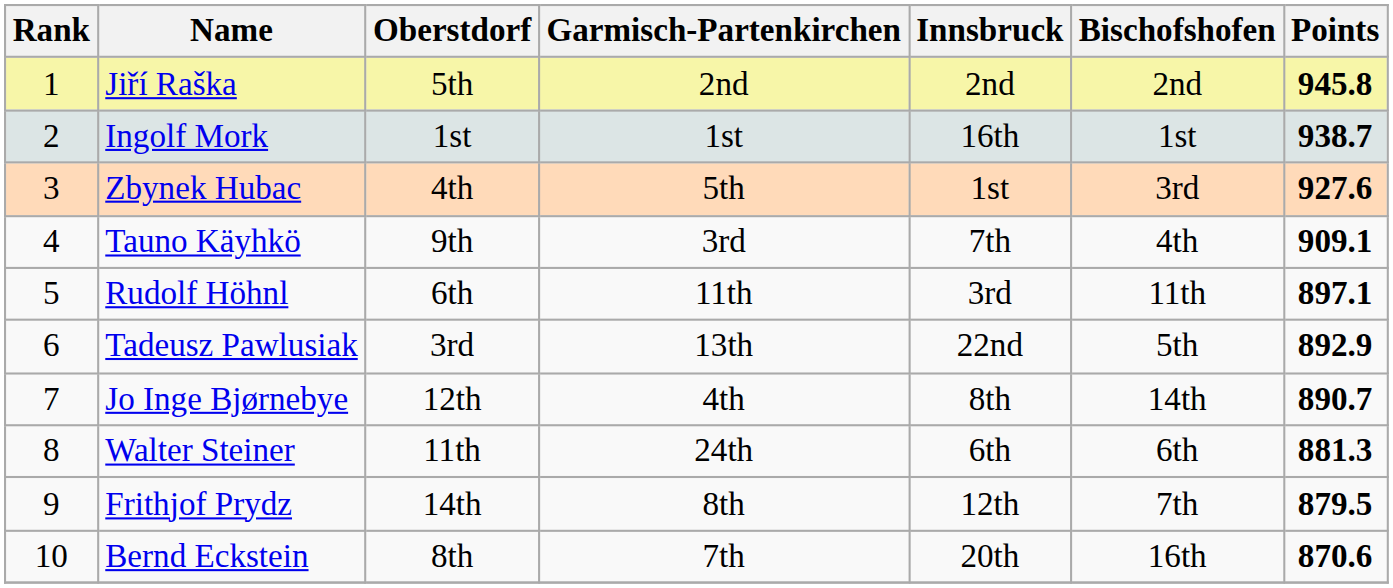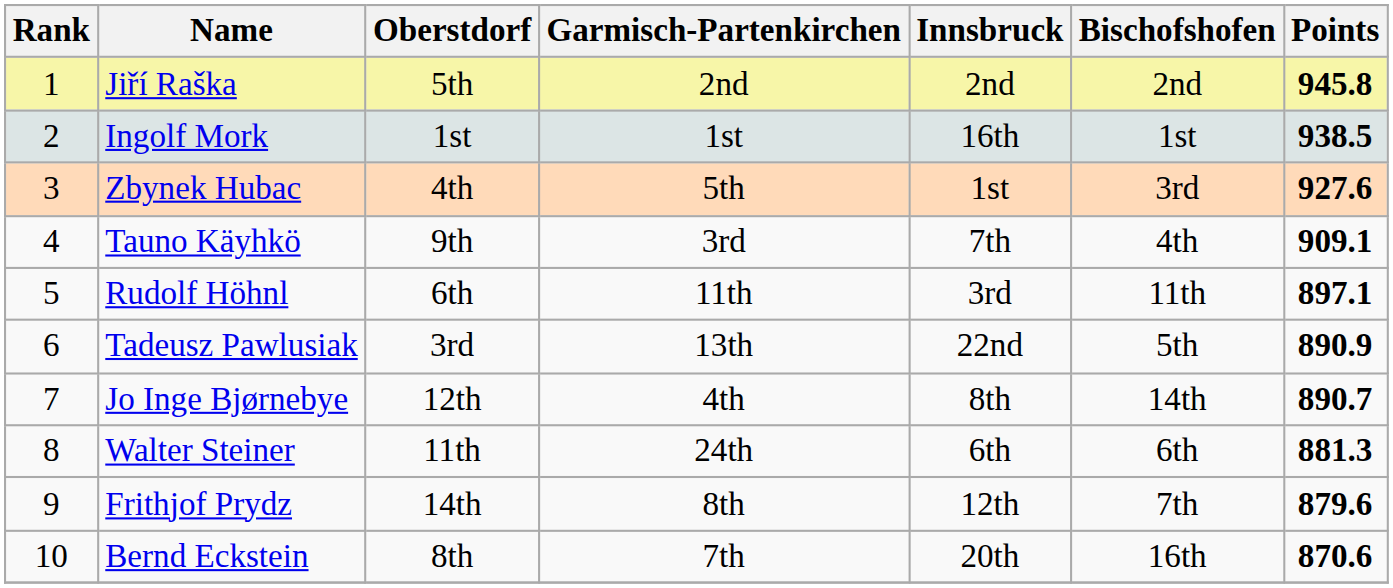(1335, 135) 938.7 -> (1335, 135) 938.5
(1335, 345) 892.9 -> (1335, 345) 890.9
(1335, 503) 879.5 -> (1335, 503) 879.6
